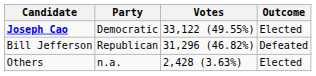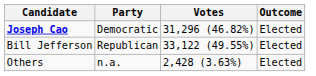(209, 29) 33,122 (49.55%) -> (209, 29) 31,296 (46.82%)
(209, 46) 31,296 (46.82%) -> (209, 46) 33,122 (49.55%)
(284, 46) Defeated -> (281, 46) Elected
